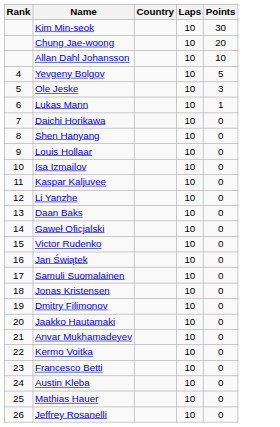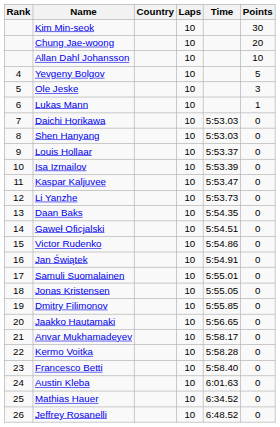+ column: (222, 12)
